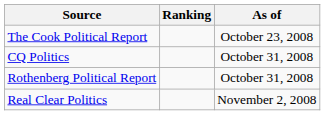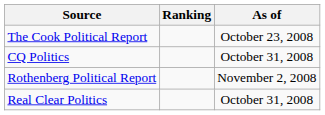(267, 78) October 31, 2008 -> (267, 78) November 2, 2008
(267, 99) November 2, 2008 -> (267, 99) October 31, 2008
